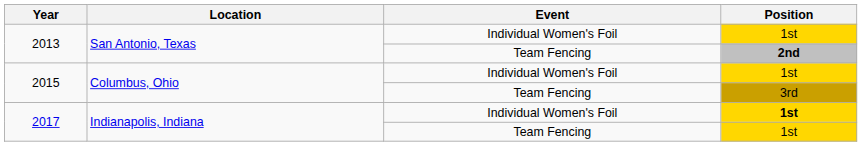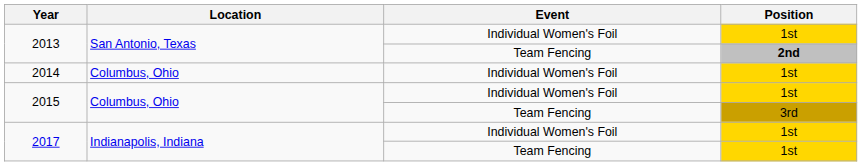+ row: (46, 73)
(789, 112) bold -> (789, 132) normal
